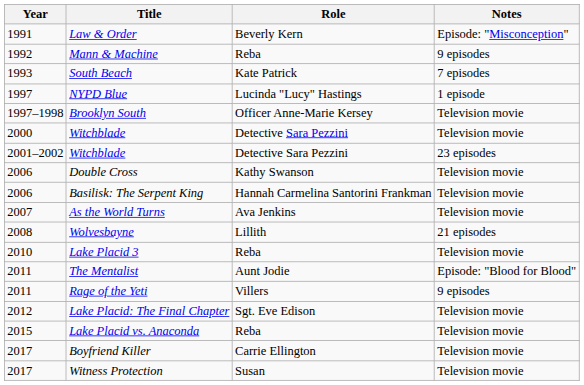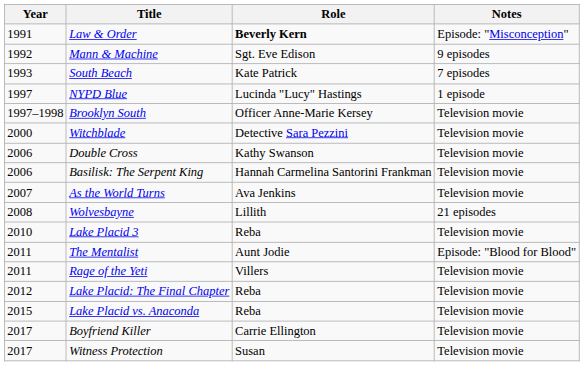(269, 34) normal -> (271, 34) bold
(248, 53) Reba -> (275, 53) Sgt. Eve Edison
- row: (35, 152)
(464, 291) 9 episodes -> (480, 271) Television movie
(275, 311) Sgt. Eve Edison -> (248, 291) Reba
